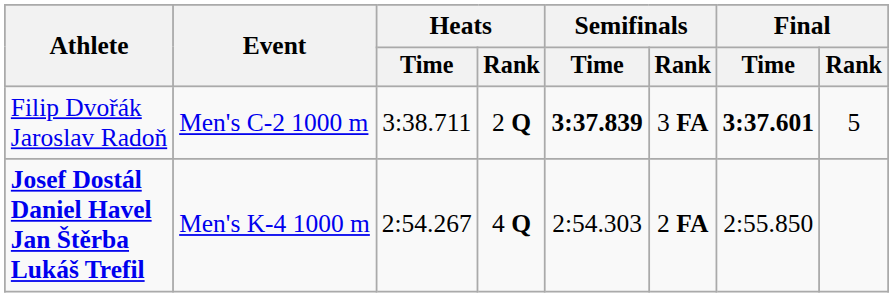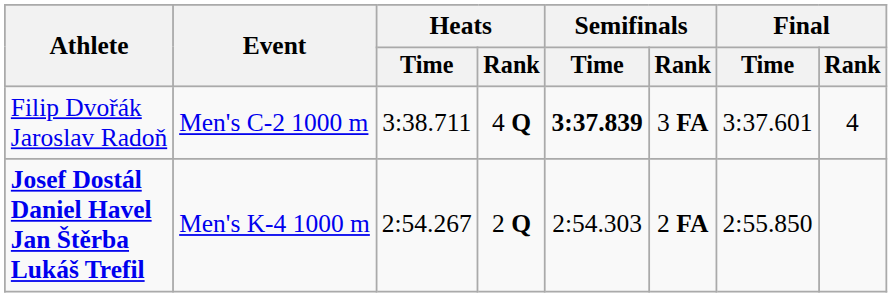(512, 122) 2 Q -> (512, 122) 4 Q
(768, 122) bold -> (768, 122) normal
(854, 122) 5 -> (852, 122) 4
(512, 224) 4 Q -> (512, 224) 2 Q
